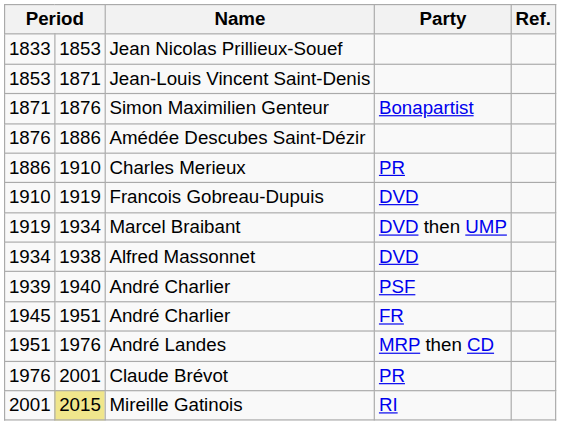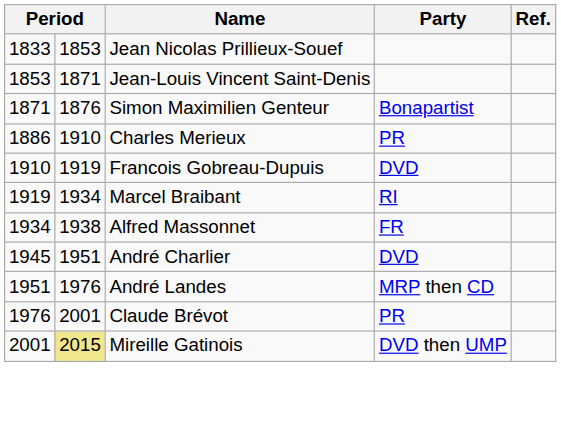- row: (30, 138)
(443, 227) DVD then UMP -> (388, 197) RI
(399, 256) DVD -> (391, 227) FR
- row: (30, 286)
(391, 316) FR -> (399, 256) DVD
(388, 405) RI -> (443, 345) DVD then UMP
